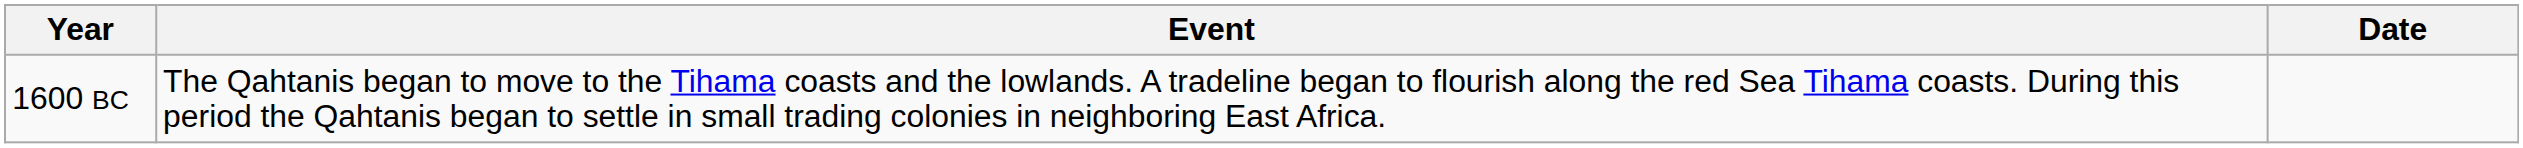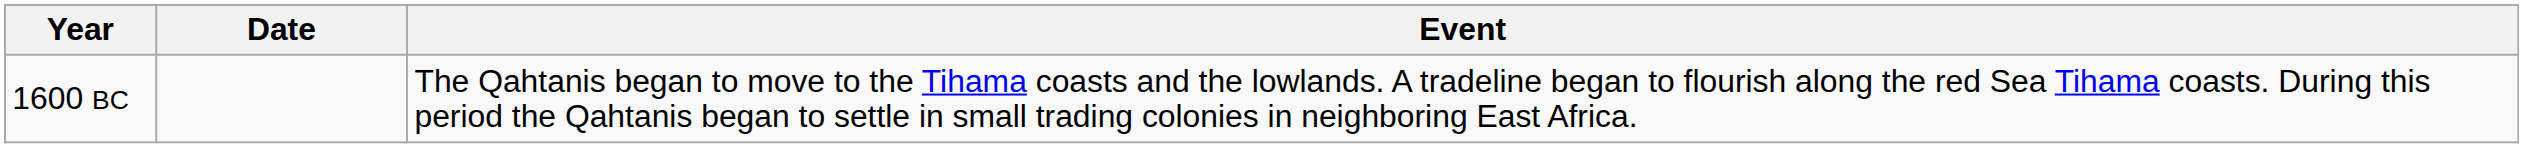columns swapped: (2393, 29) <-> (1211, 29)
